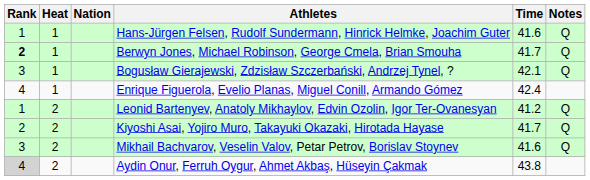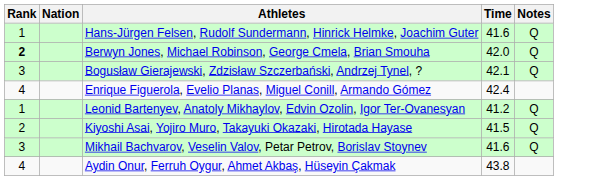- column: (55, 14)
(529, 52) 41.7 -> (498, 52) 42.0
(529, 128) 41.7 -> (498, 128) 41.5
(22, 166) lightgrey background -> (22, 166) no background
